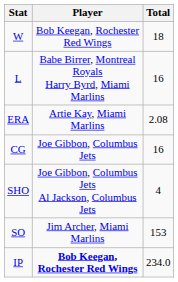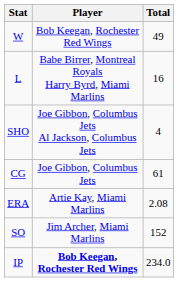(158, 36) 18 -> (158, 36) 49
rows swapped: (18, 119) <-> (18, 191)
(158, 149) 16 -> (158, 173) 61
(158, 232) 153 -> (158, 232) 152
